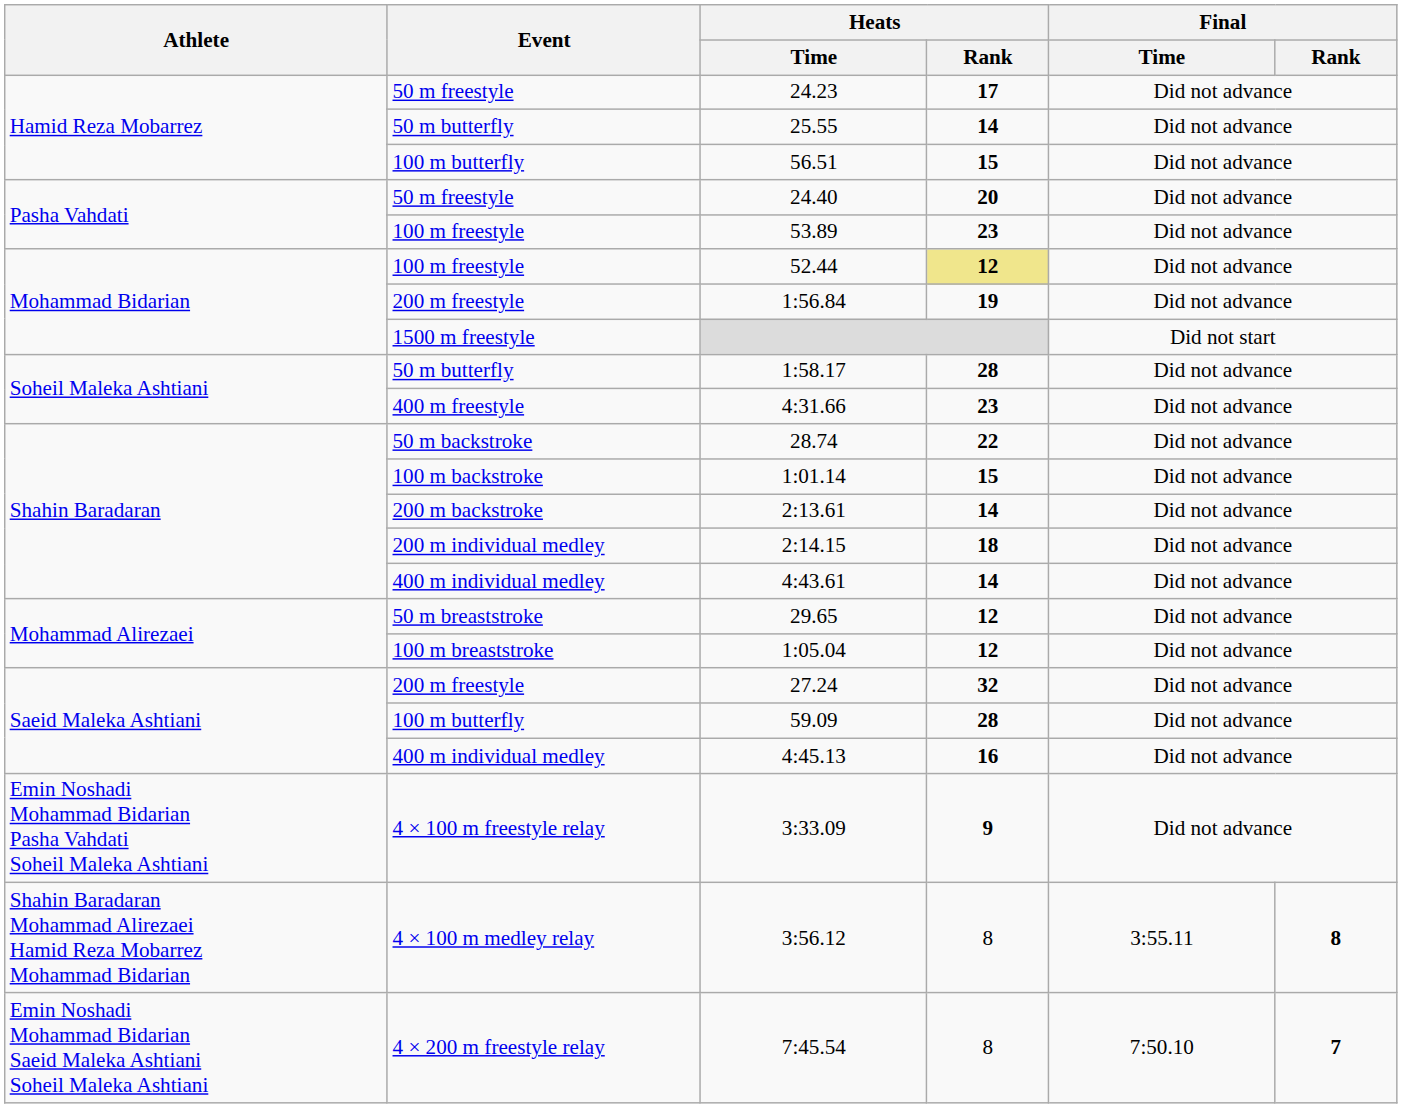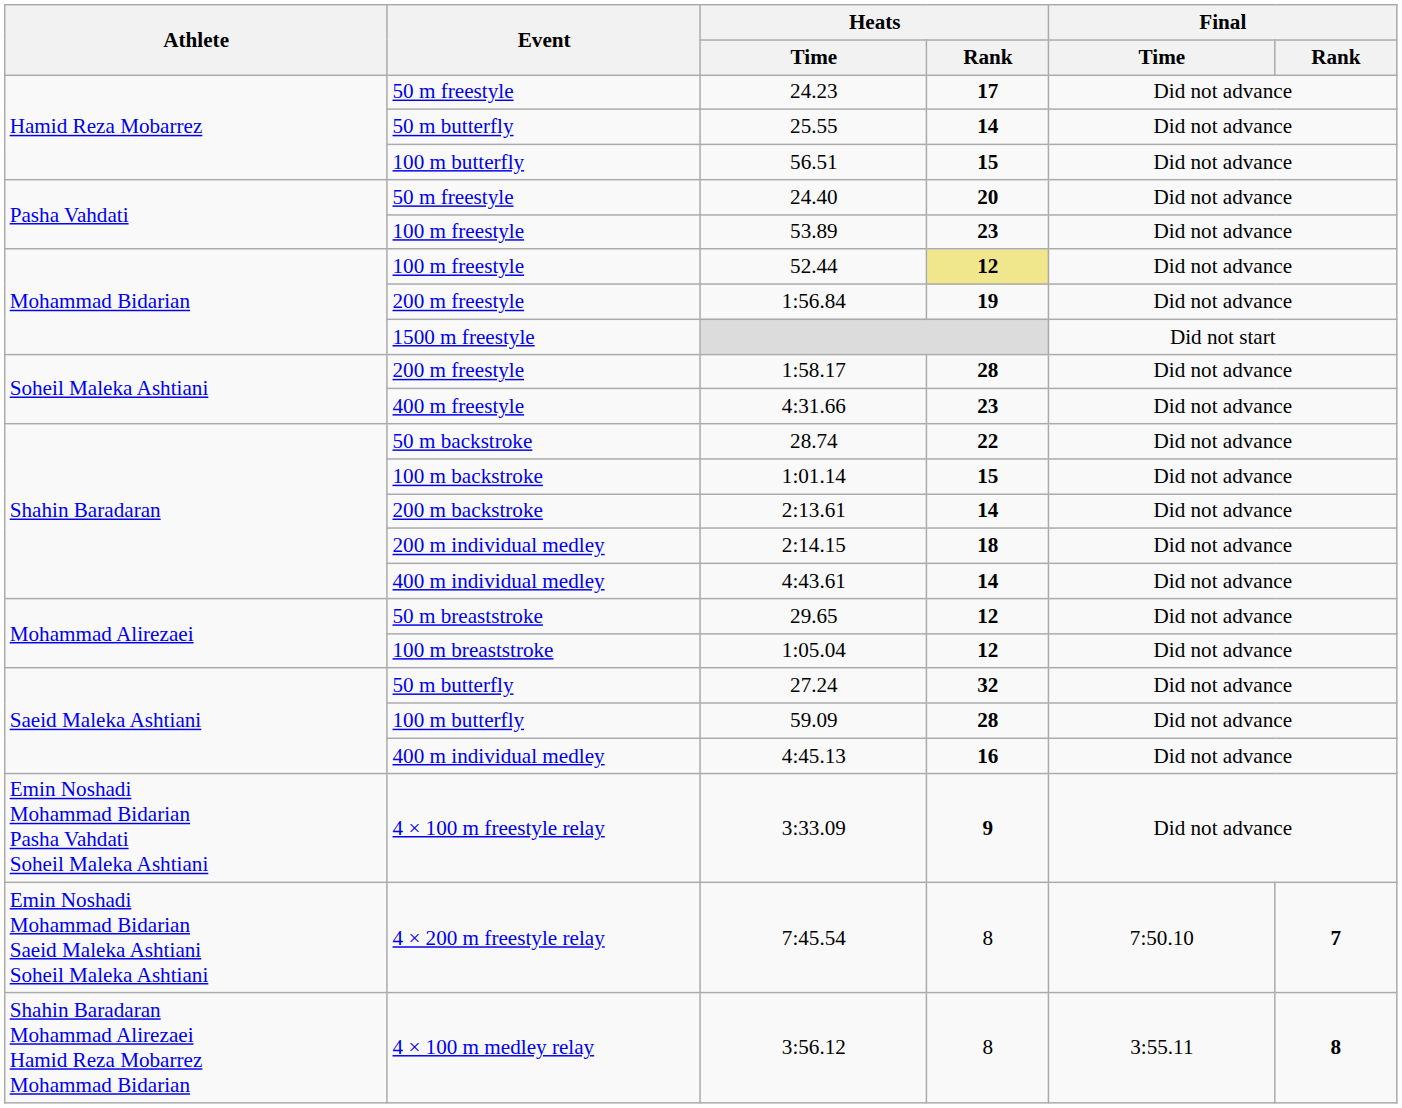(453, 371) 50 m butterfly -> (458, 371) 200 m freestyle
(458, 685) 200 m freestyle -> (453, 685) 50 m butterfly
rows swapped: (814, 1047) <-> (814, 937)
